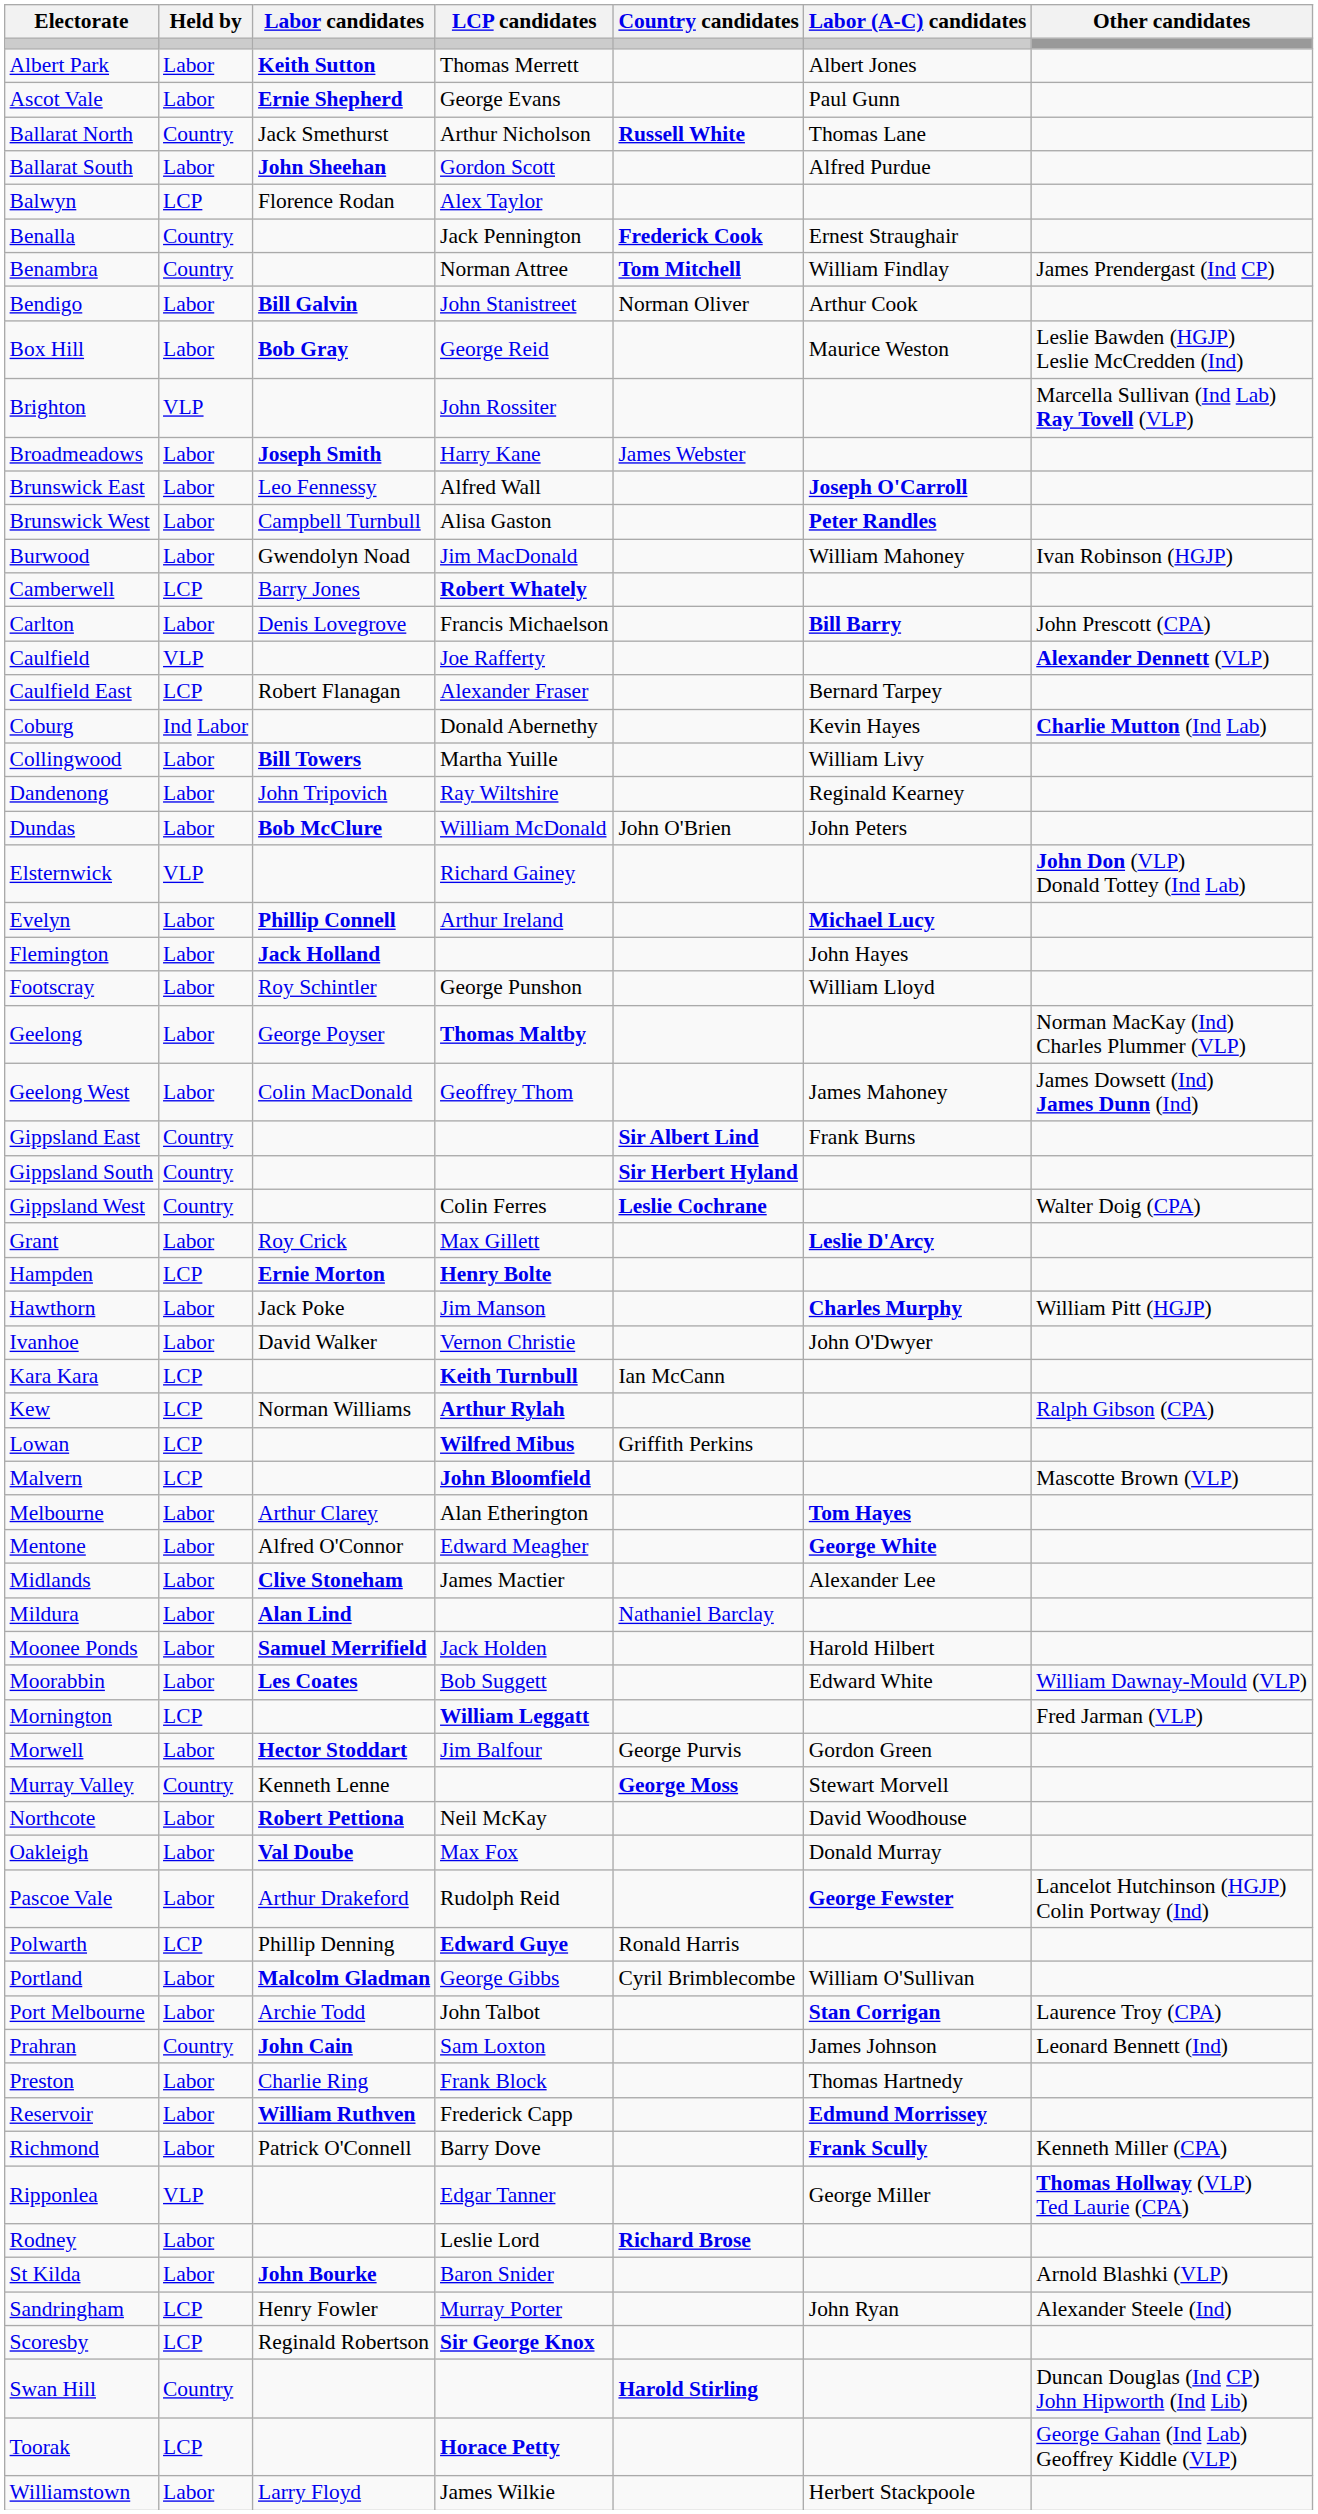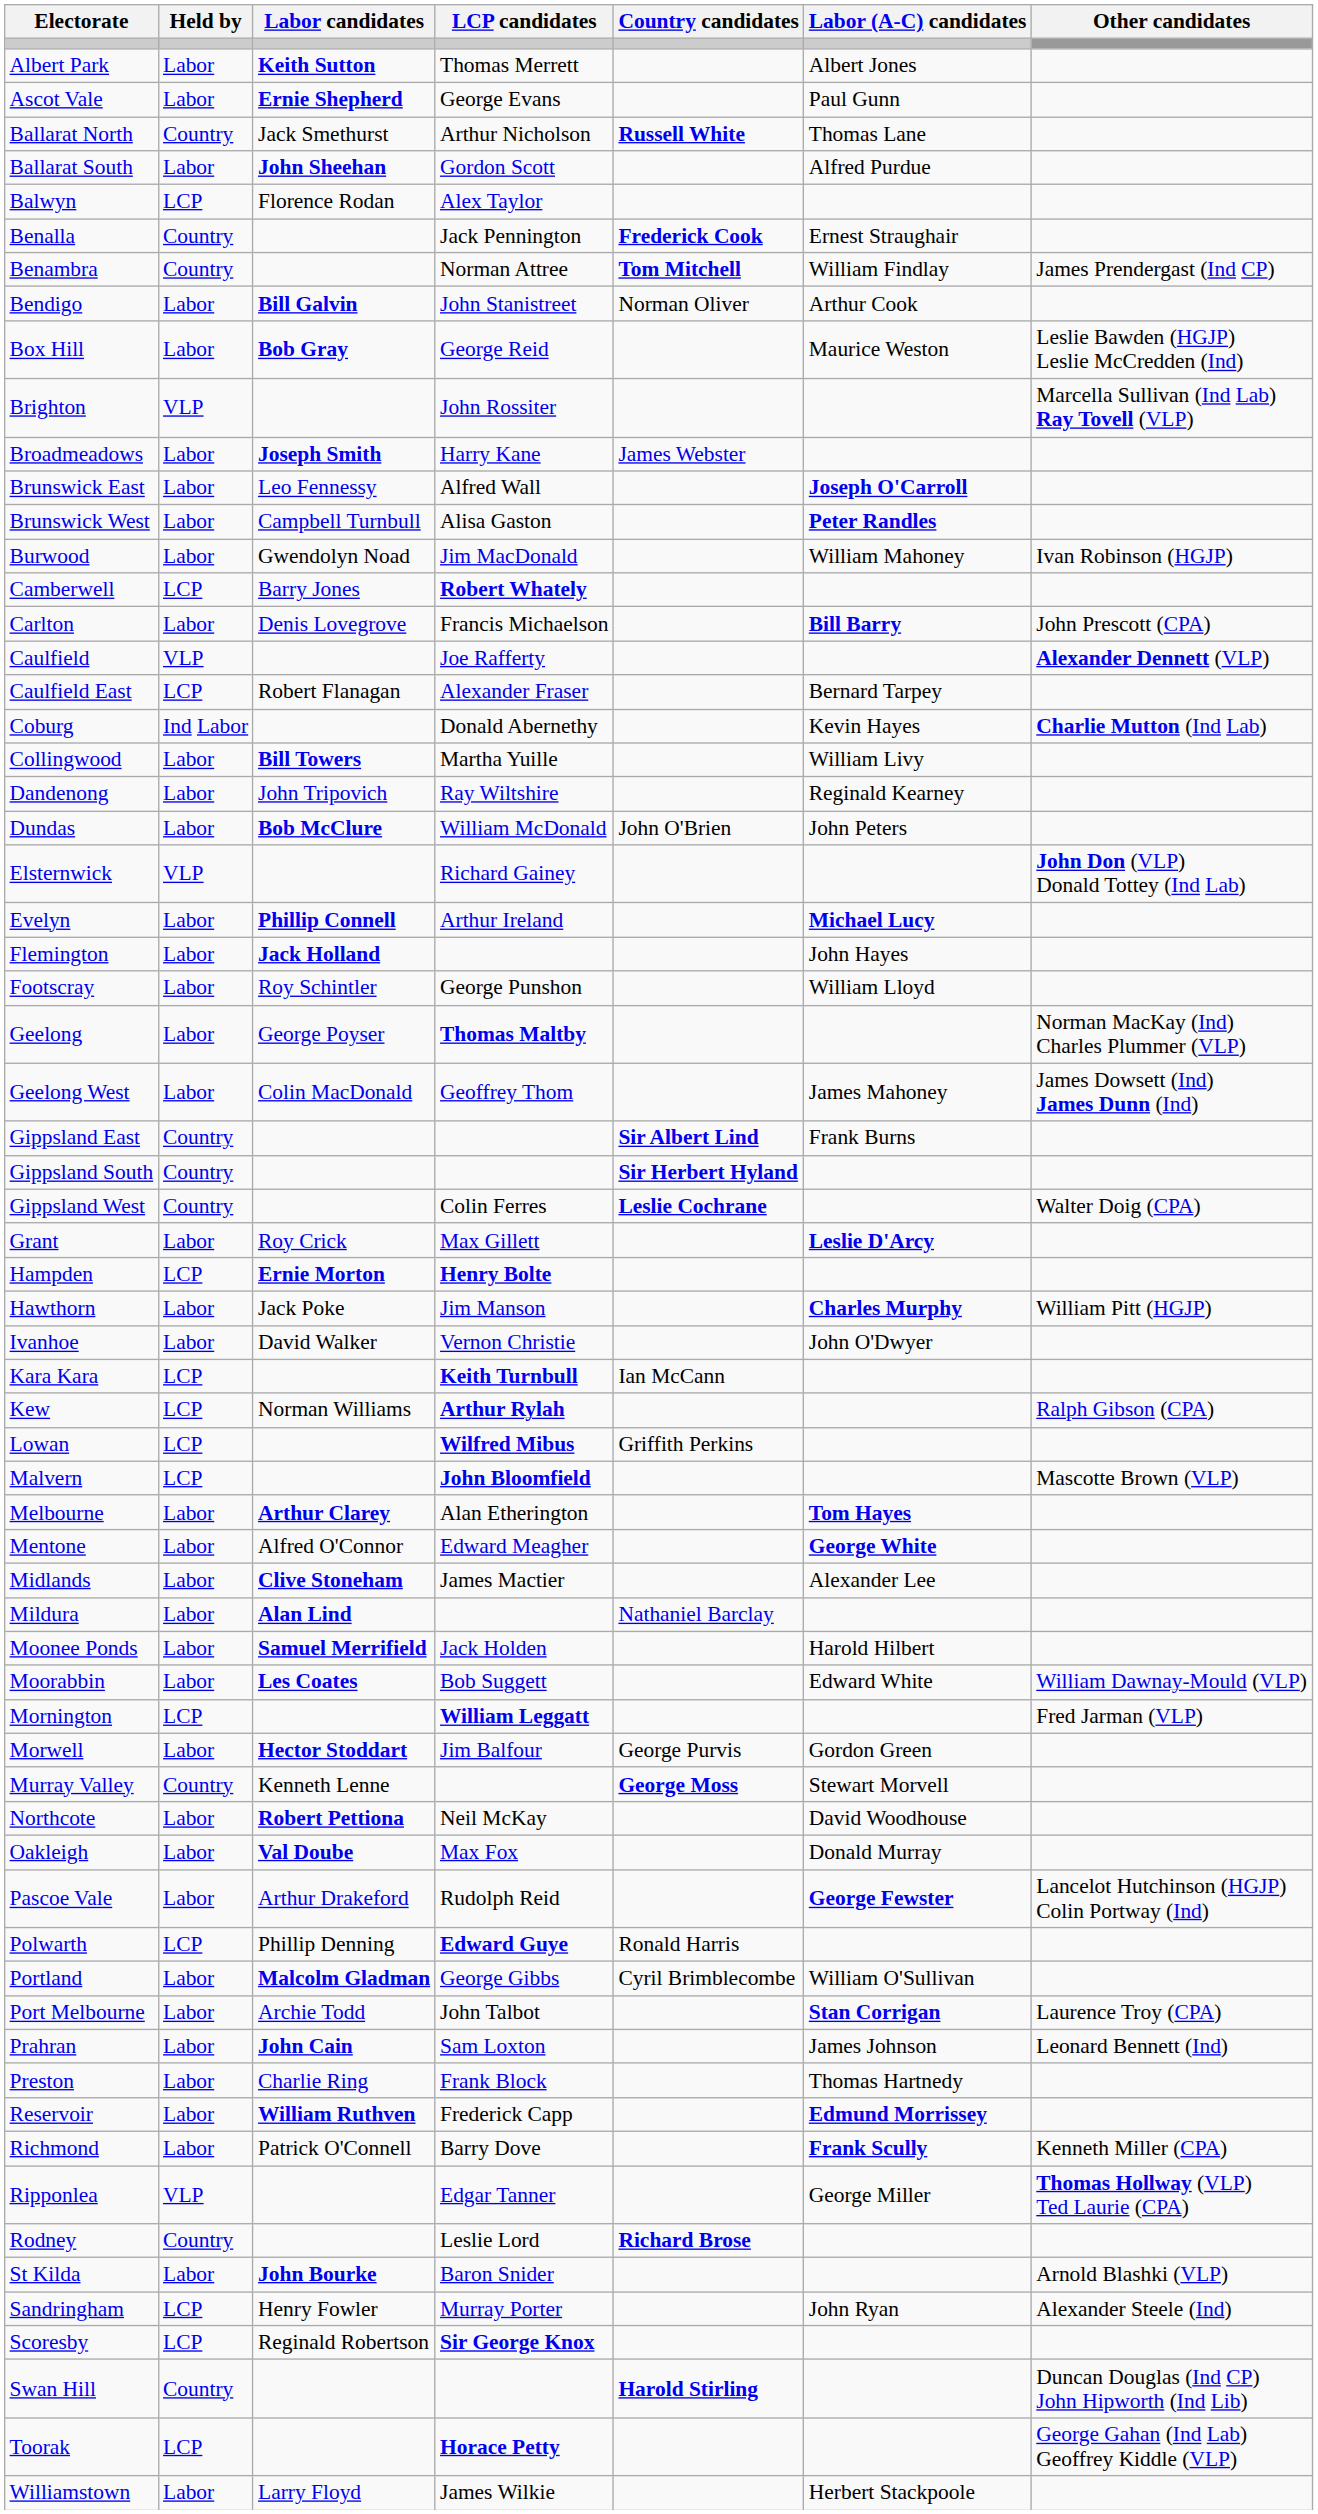(318, 1512) normal -> (324, 1512) bold
(198, 2046) Country -> (189, 2046) Labor
(189, 2240) Labor -> (198, 2240) Country
